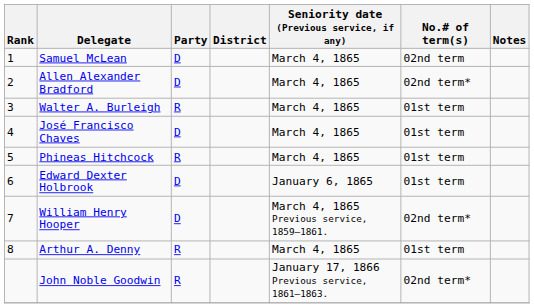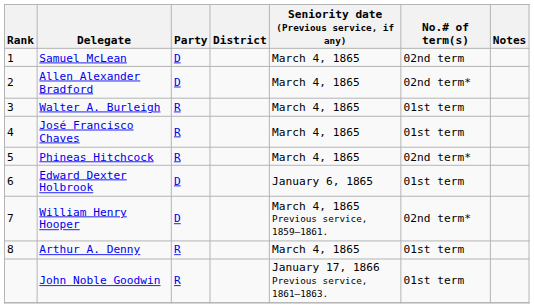(177, 132) D -> (177, 132) R
(434, 156) 01st term -> (437, 156) 02nd term*
(437, 281) 02nd term* -> (434, 281) 01st term
